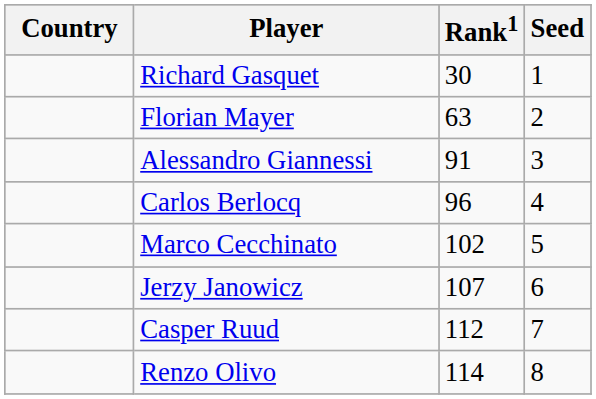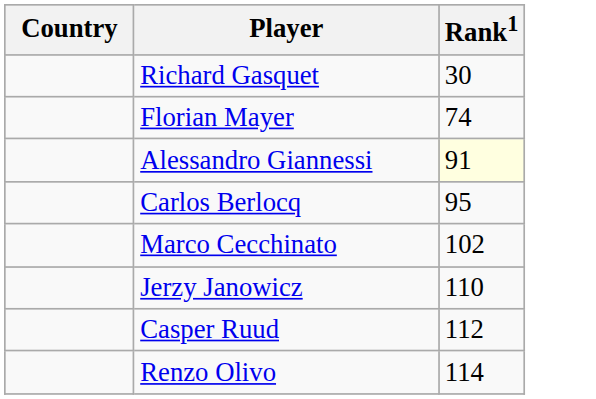- column: (557, 29)
(458, 117) 63 -> (458, 117) 74
(458, 160) no background -> (458, 160) lightyellow background
(458, 202) 96 -> (458, 202) 95
(465, 287) 107 -> (464, 287) 110
